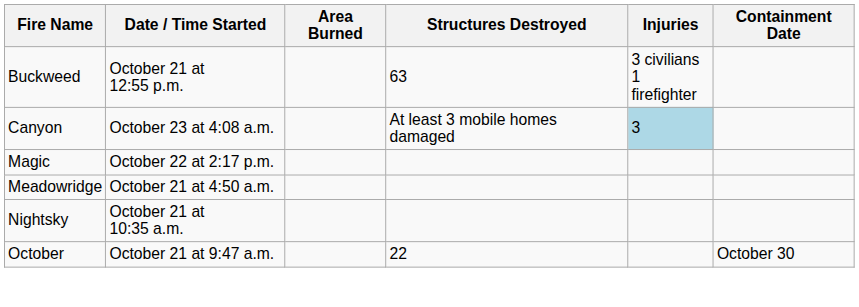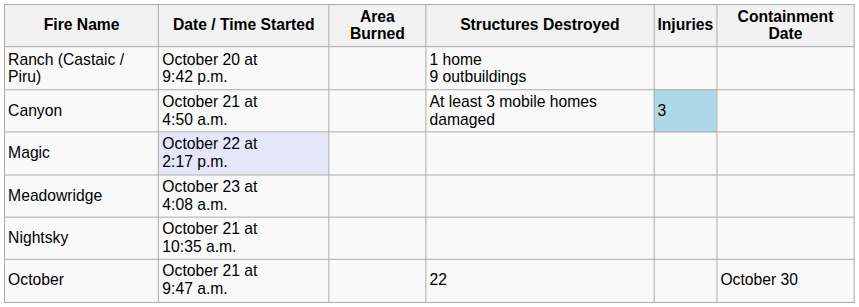+ row: (66, 68)
- row: (44, 77)
(192, 128) October 23 at 4:08 a.m. -> (210, 110) October 21 at 4:50 a.m.
(192, 162) no background -> (210, 153) lavender background
(192, 186) October 21 at 4:50 a.m. -> (210, 195) October 23 at 4:08 a.m.
